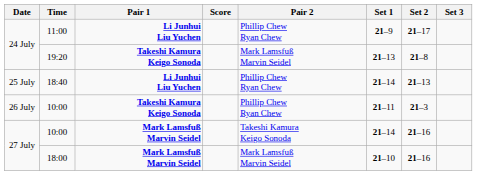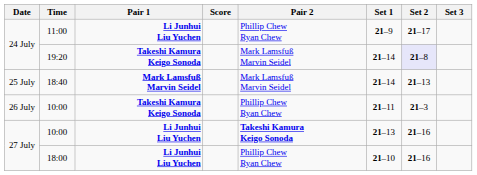(384, 57) 21–13 -> (384, 57) 21–14
(419, 57) no background -> (419, 57) lavender background
(179, 82) Li Junhui Liu Yuchen -> (172, 82) Mark Lamsfuß Marvin Seidel
(264, 82) Phillip Chew Ryan Chew -> (267, 82) Mark Lamsfuß Marvin Seidel
(172, 133) Mark Lamsfuß Marvin Seidel -> (179, 133) Li Junhui Liu Yuchen
(269, 133) normal -> (272, 133) bold
(384, 133) 21–14 -> (384, 133) 21–13
(172, 158) Mark Lamsfuß Marvin Seidel -> (179, 158) Li Junhui Liu Yuchen
(267, 158) Mark Lamsfuß Marvin Seidel -> (264, 158) Phillip Chew Ryan Chew
